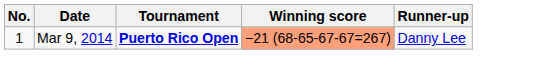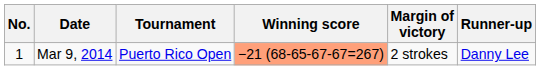+ column: (422, 24)
(179, 38) bold -> (175, 54) normal
